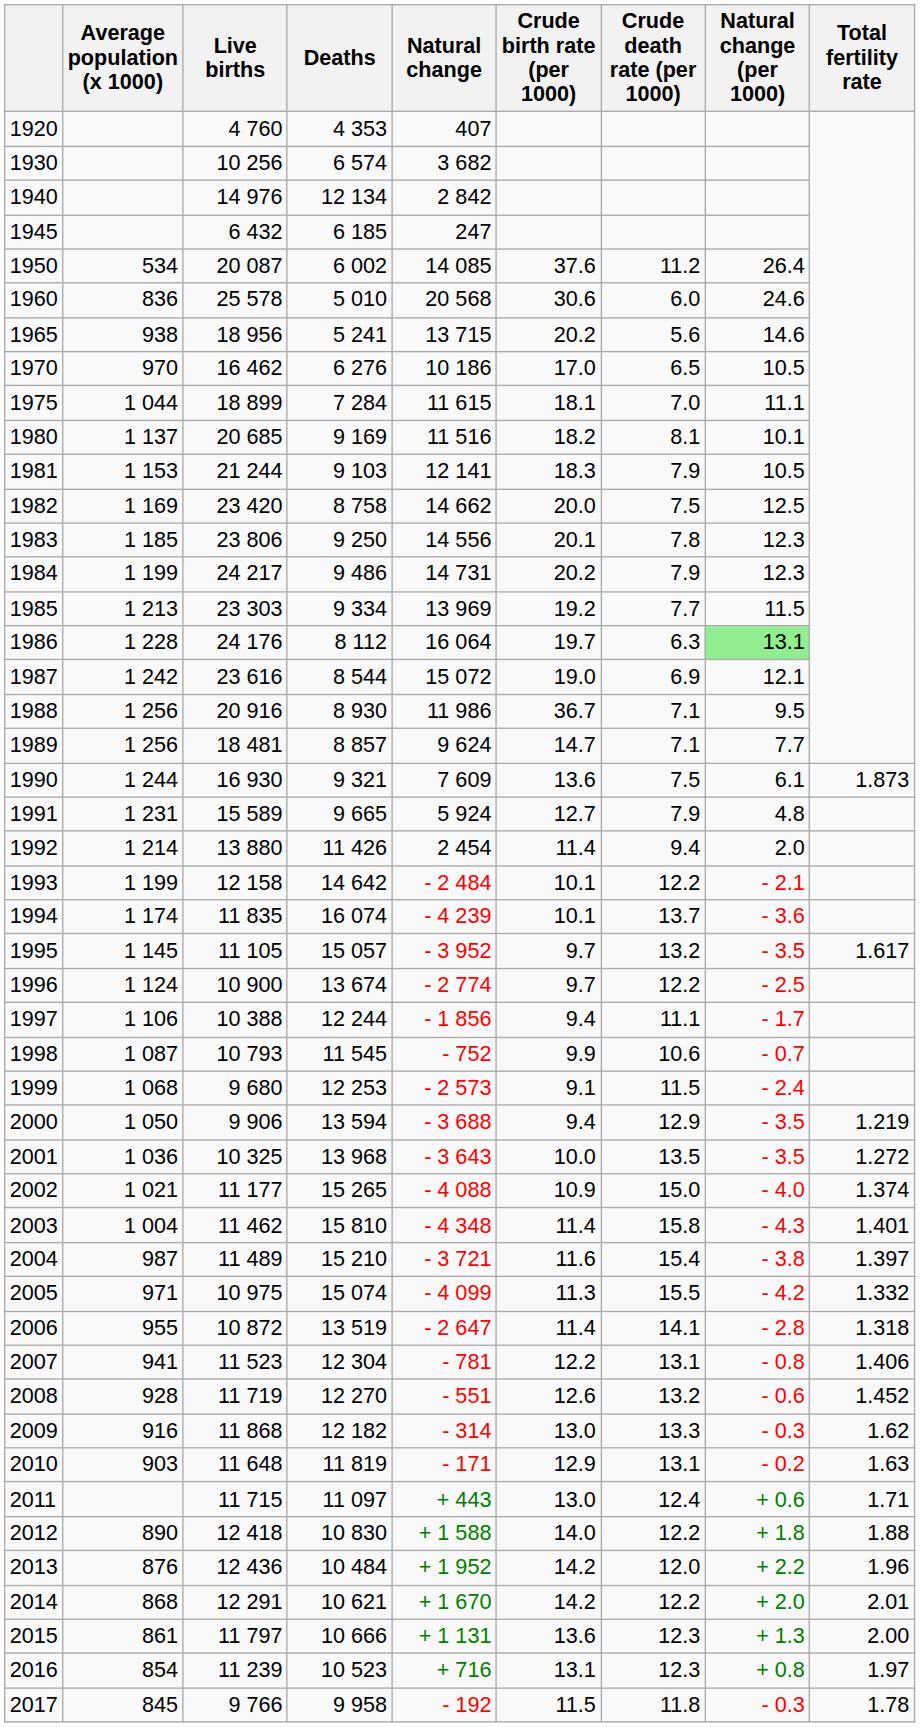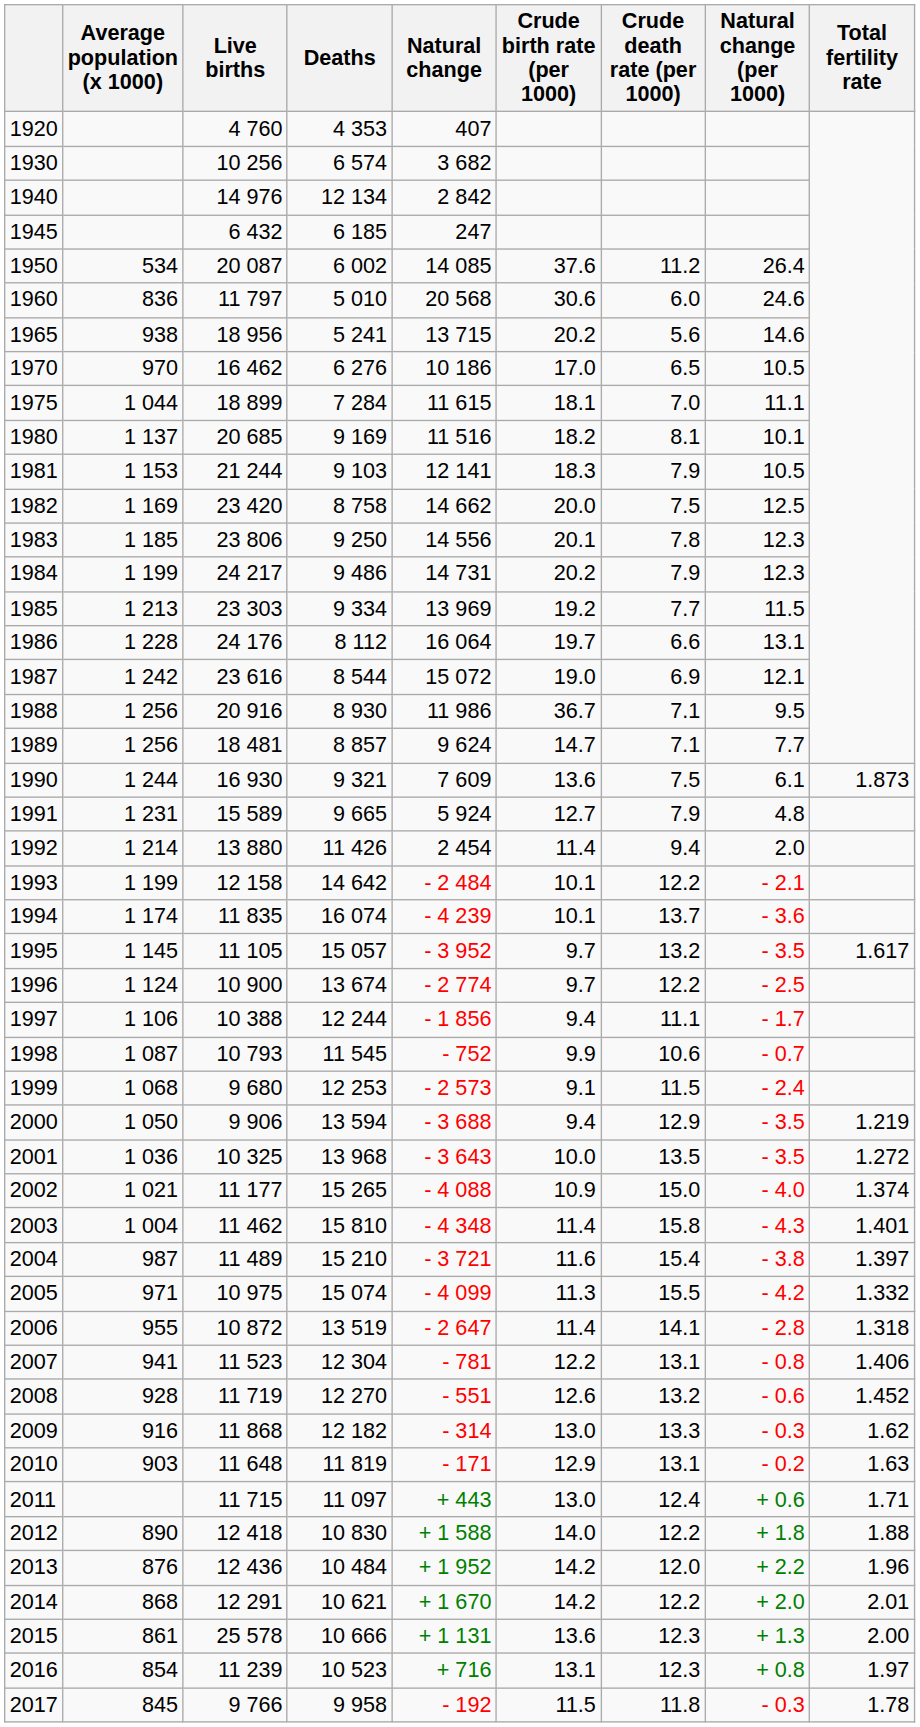(249, 300) 25 578 -> (250, 300) 11 797
(685, 642) 6.3 -> (685, 642) 6.6
(784, 642) lightgreen background -> (784, 642) no background
(250, 1636) 11 797 -> (249, 1636) 25 578
